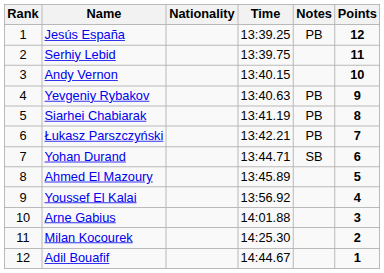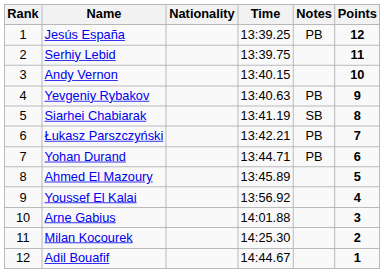(314, 116) PB -> (314, 116) SB
(314, 156) SB -> (314, 156) PB
